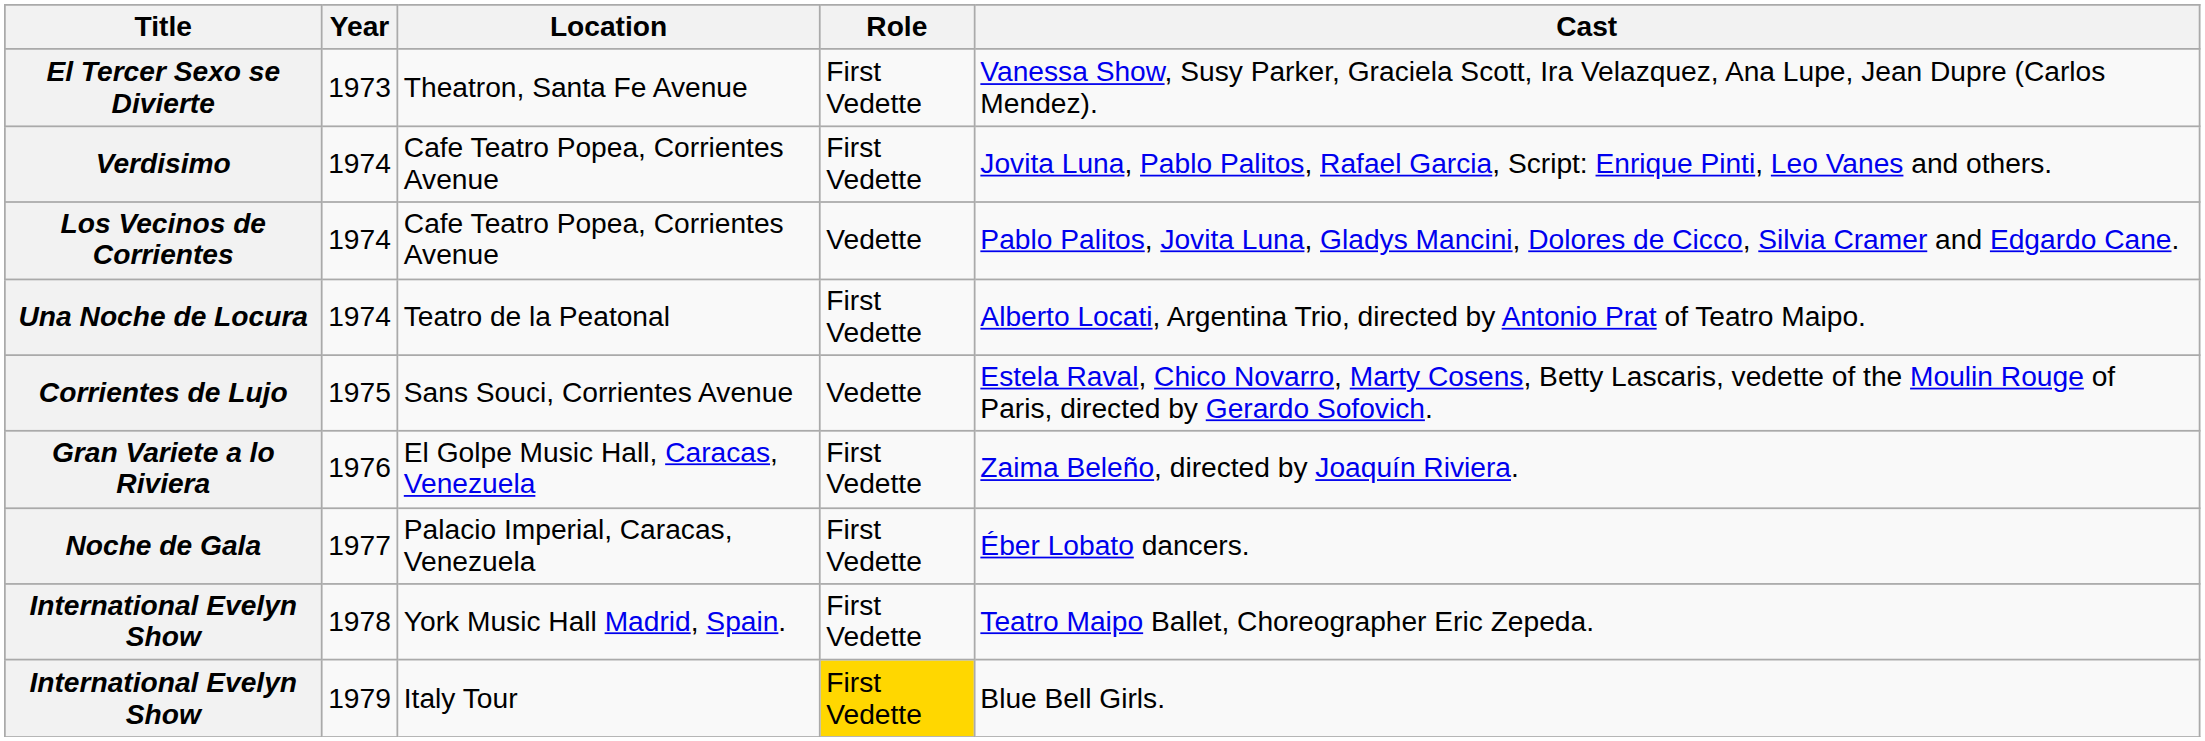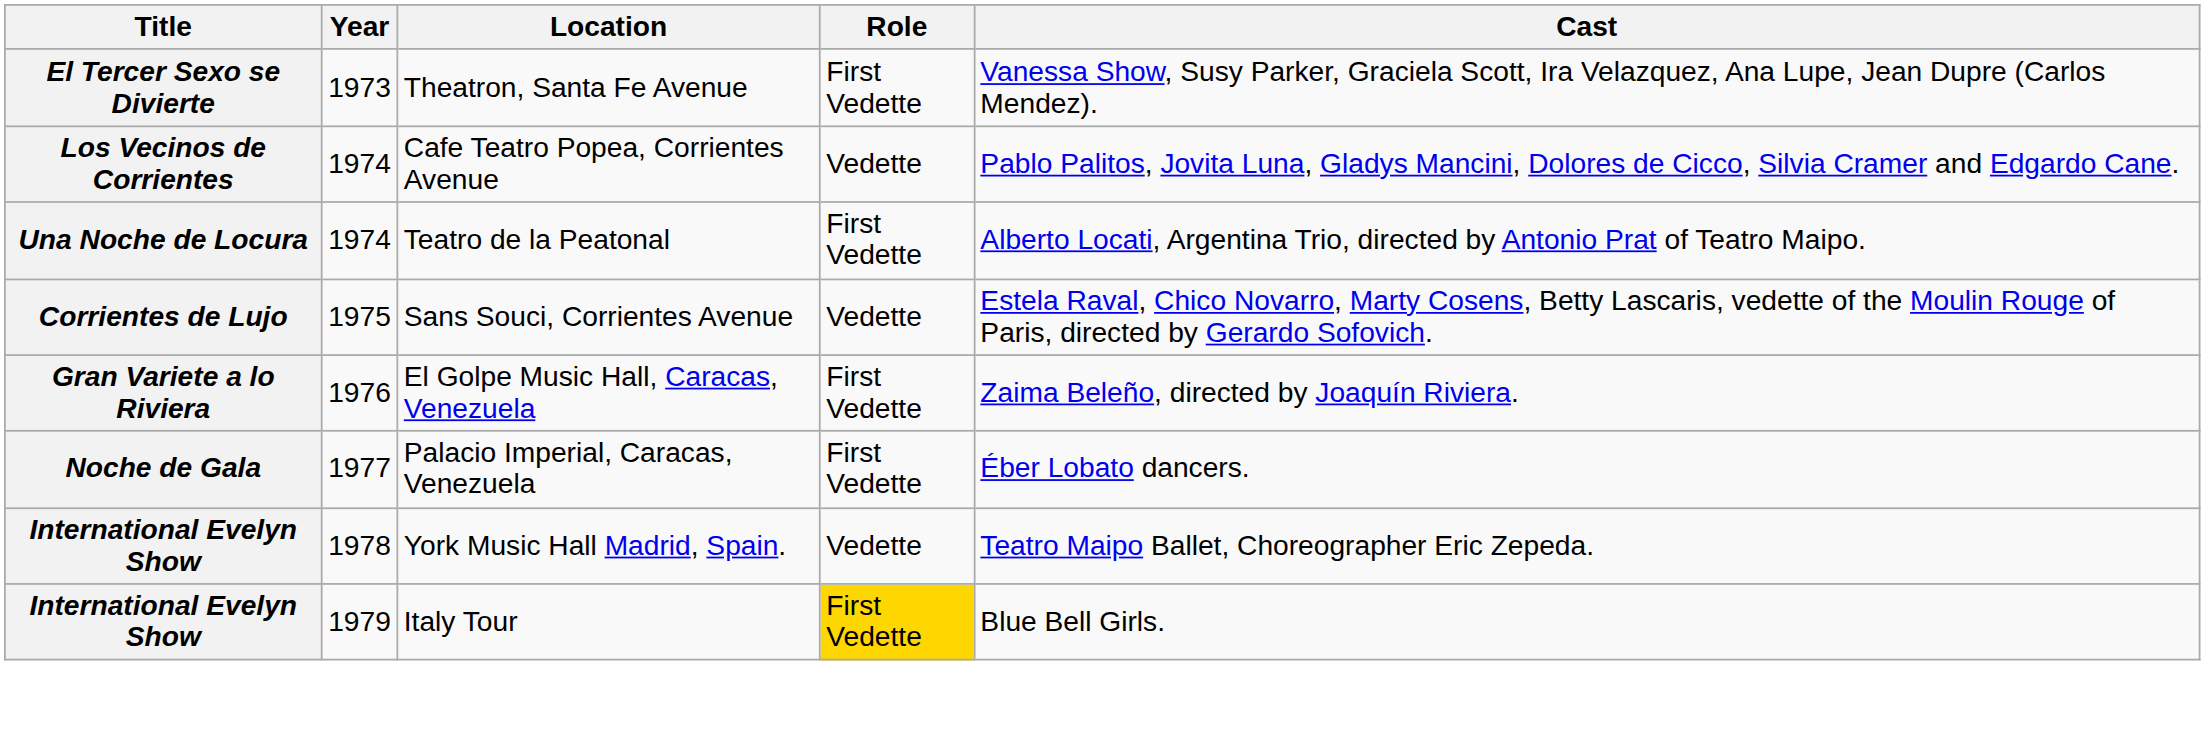- row: (163, 163)
(874, 621) First Vedette -> (874, 545) Vedette
